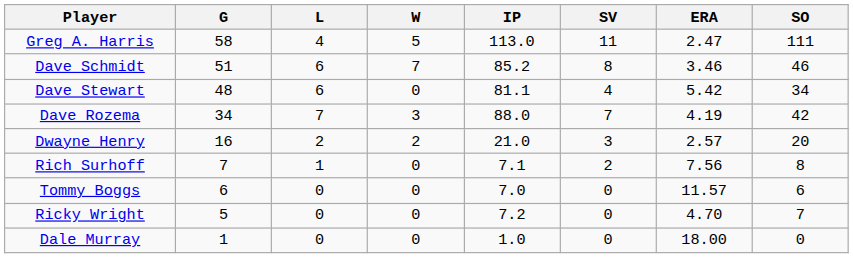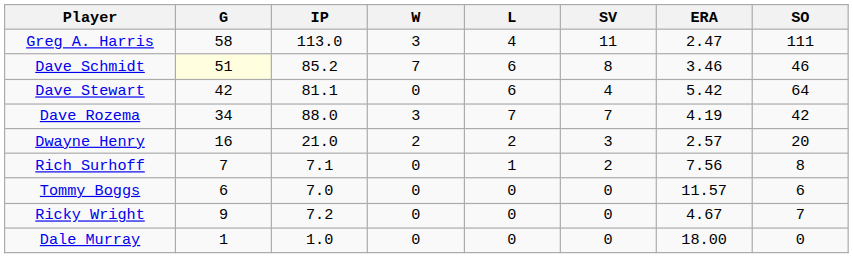columns swapped: (512, 17) <-> (320, 17)
(416, 42) 5 -> (416, 42) 3
(224, 67) no background -> (224, 67) lightyellow background
(224, 91) 48 -> (224, 91) 42
(800, 91) 34 -> (800, 91) 64
(224, 215) 5 -> (224, 215) 9
(704, 215) 4.70 -> (704, 215) 4.67
